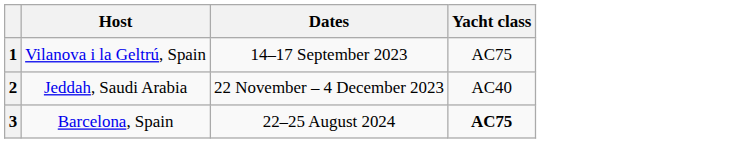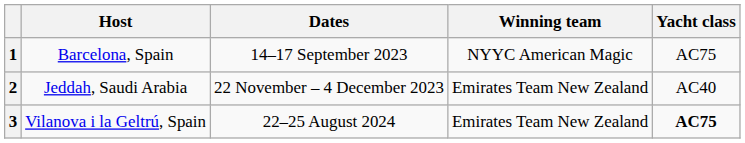+ column: (550, 21)
(116, 54) Vilanova i la Geltrú, Spain -> (116, 54) Barcelona, Spain
(116, 121) Barcelona, Spain -> (116, 121) Vilanova i la Geltrú, Spain
